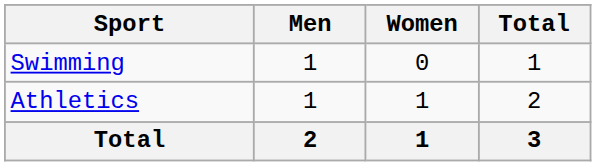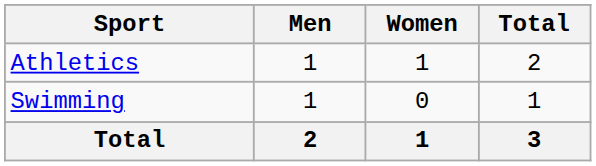rows swapped: (75, 102) <-> (68, 63)
